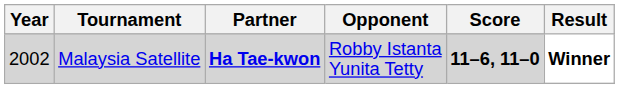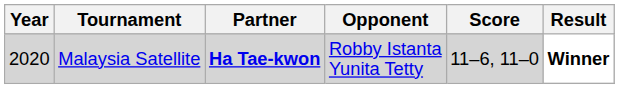(29, 59) 2002 -> (29, 59) 2020
(495, 59) bold -> (495, 59) normal
